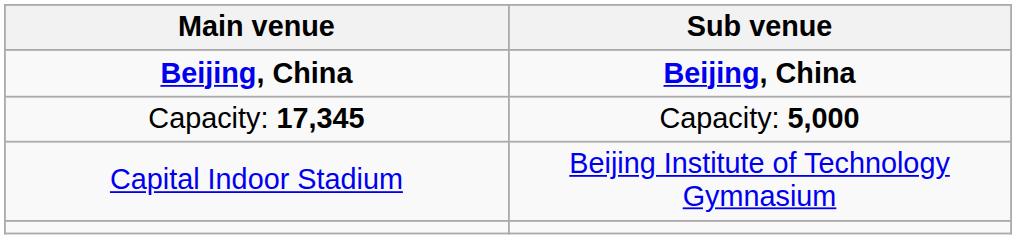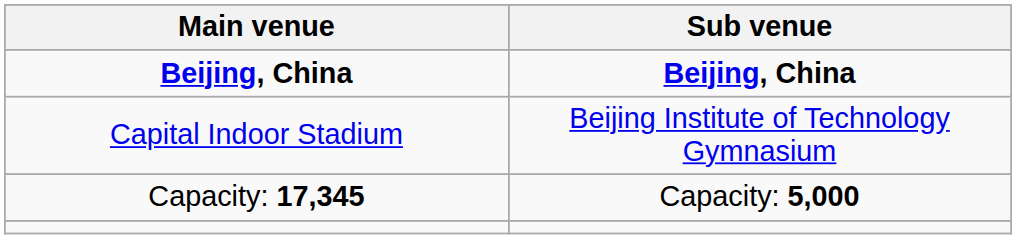rows swapped: (256, 180) <-> (256, 118)
